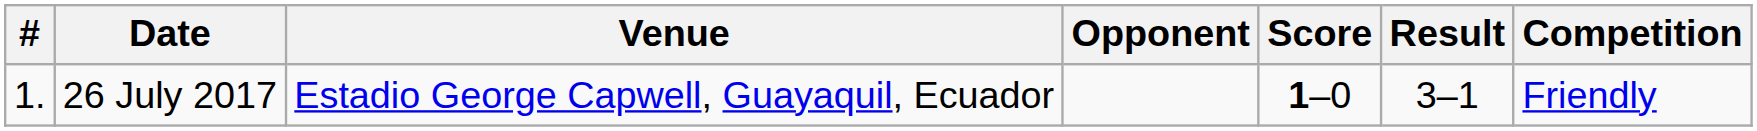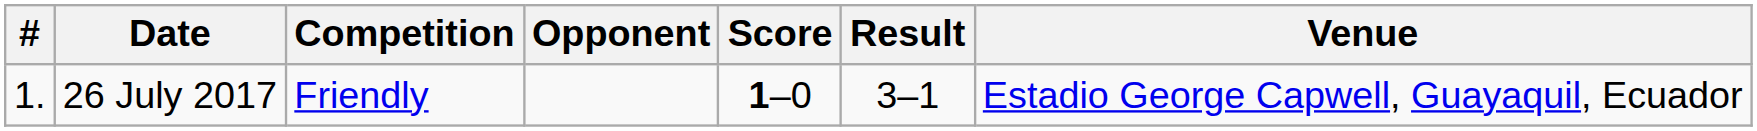columns swapped: (674, 34) <-> (1633, 34)
